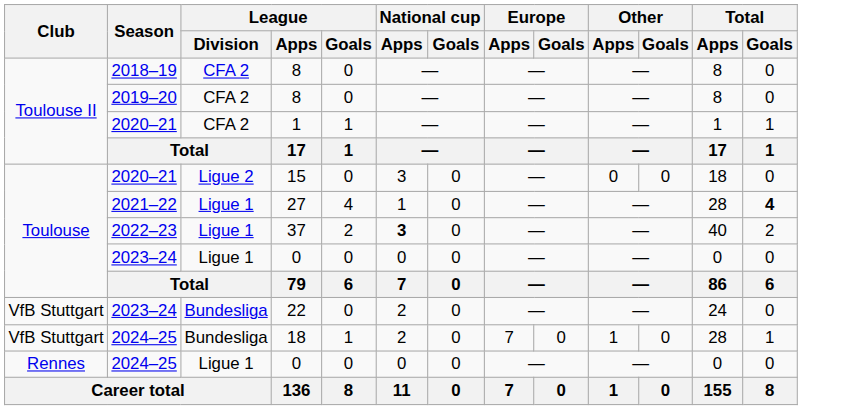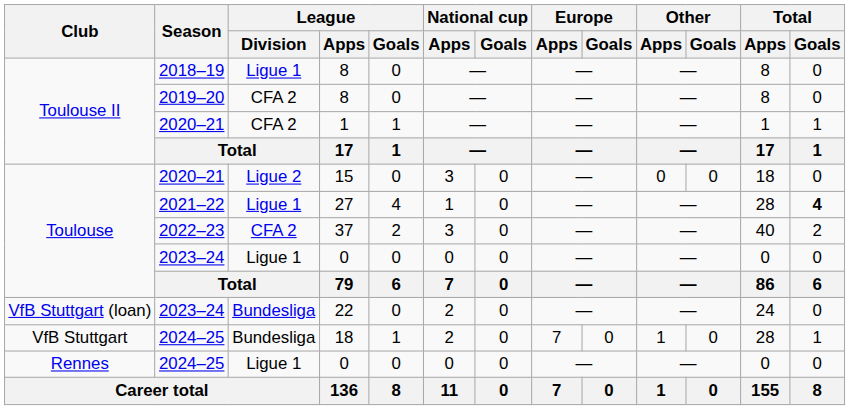(226, 71) CFA 2 -> (274, 71) Ligue 1
(226, 230) Ligue 1 -> (274, 230) CFA 2
(402, 230) bold -> (449, 230) normal
(56, 310) VfB Stuttgart -> (80, 310) VfB Stuttgart (loan)
